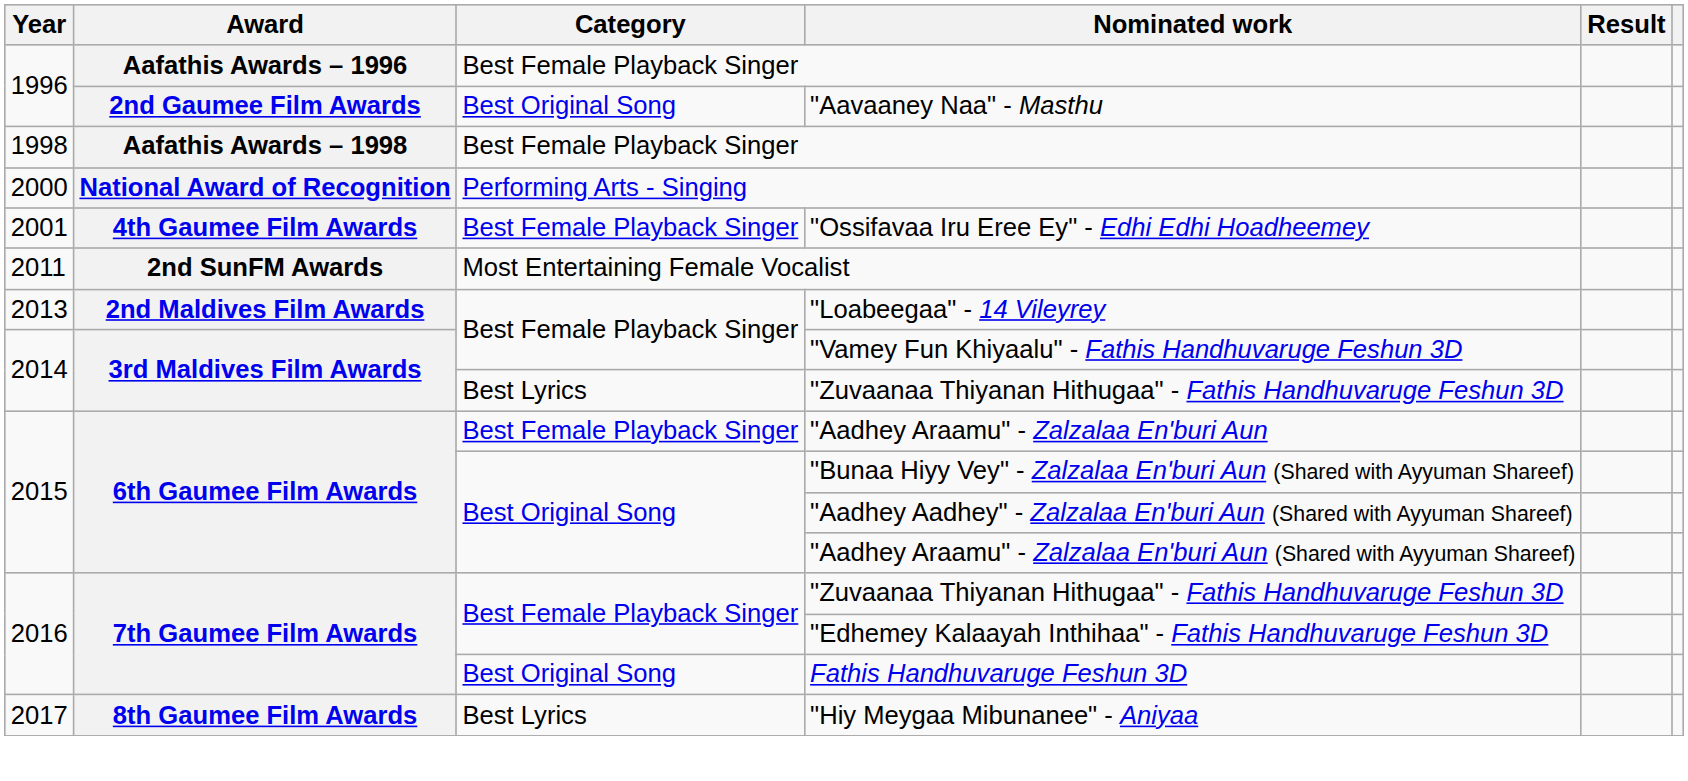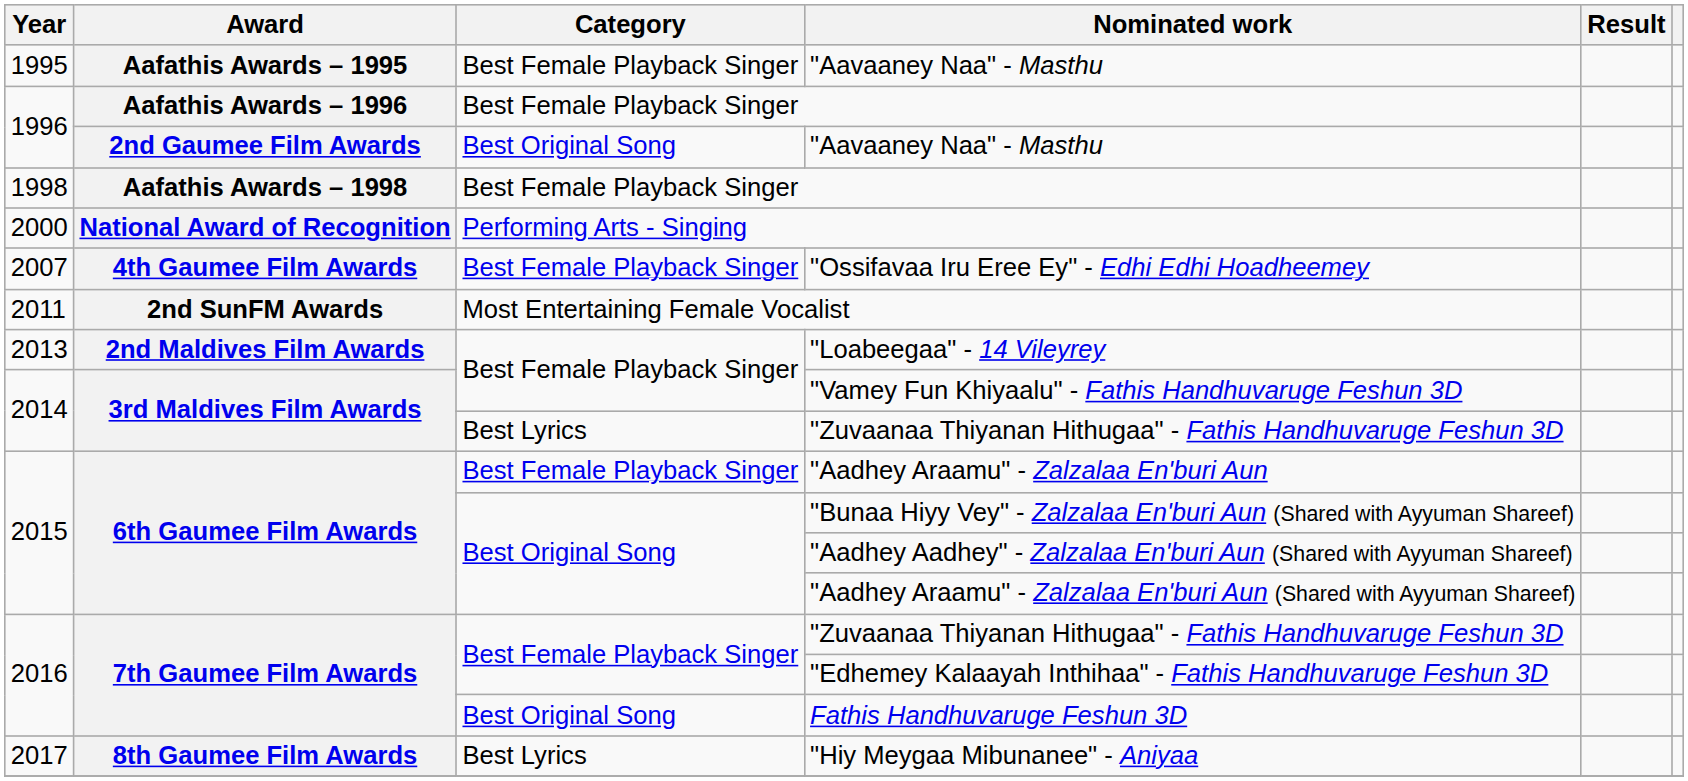+ row: (265, 65)
(39, 227) 2001 -> (39, 268) 2007
